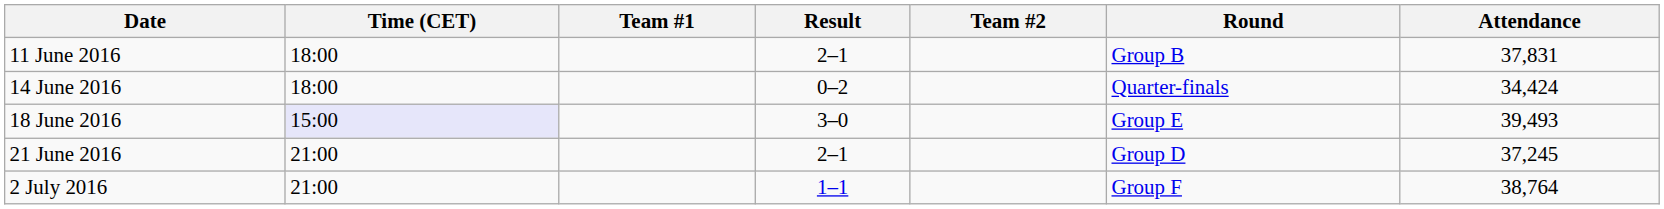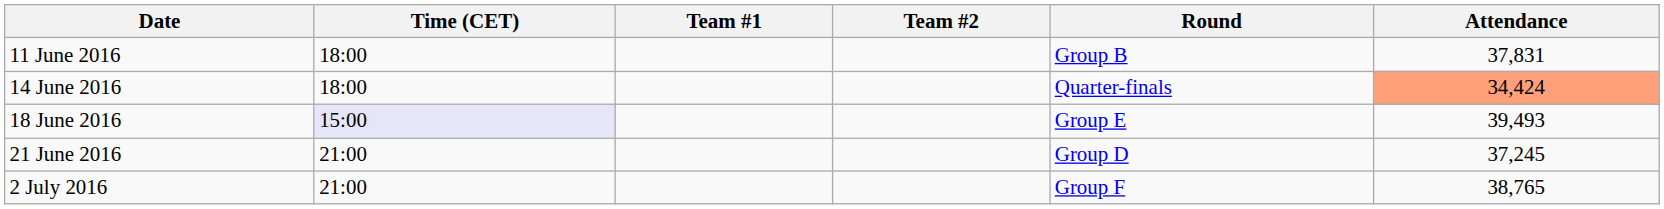- column: (833, 21)
(1530, 87) no background -> (1516, 87) lightsalmon background
(1530, 187) 38,764 -> (1516, 187) 38,765
